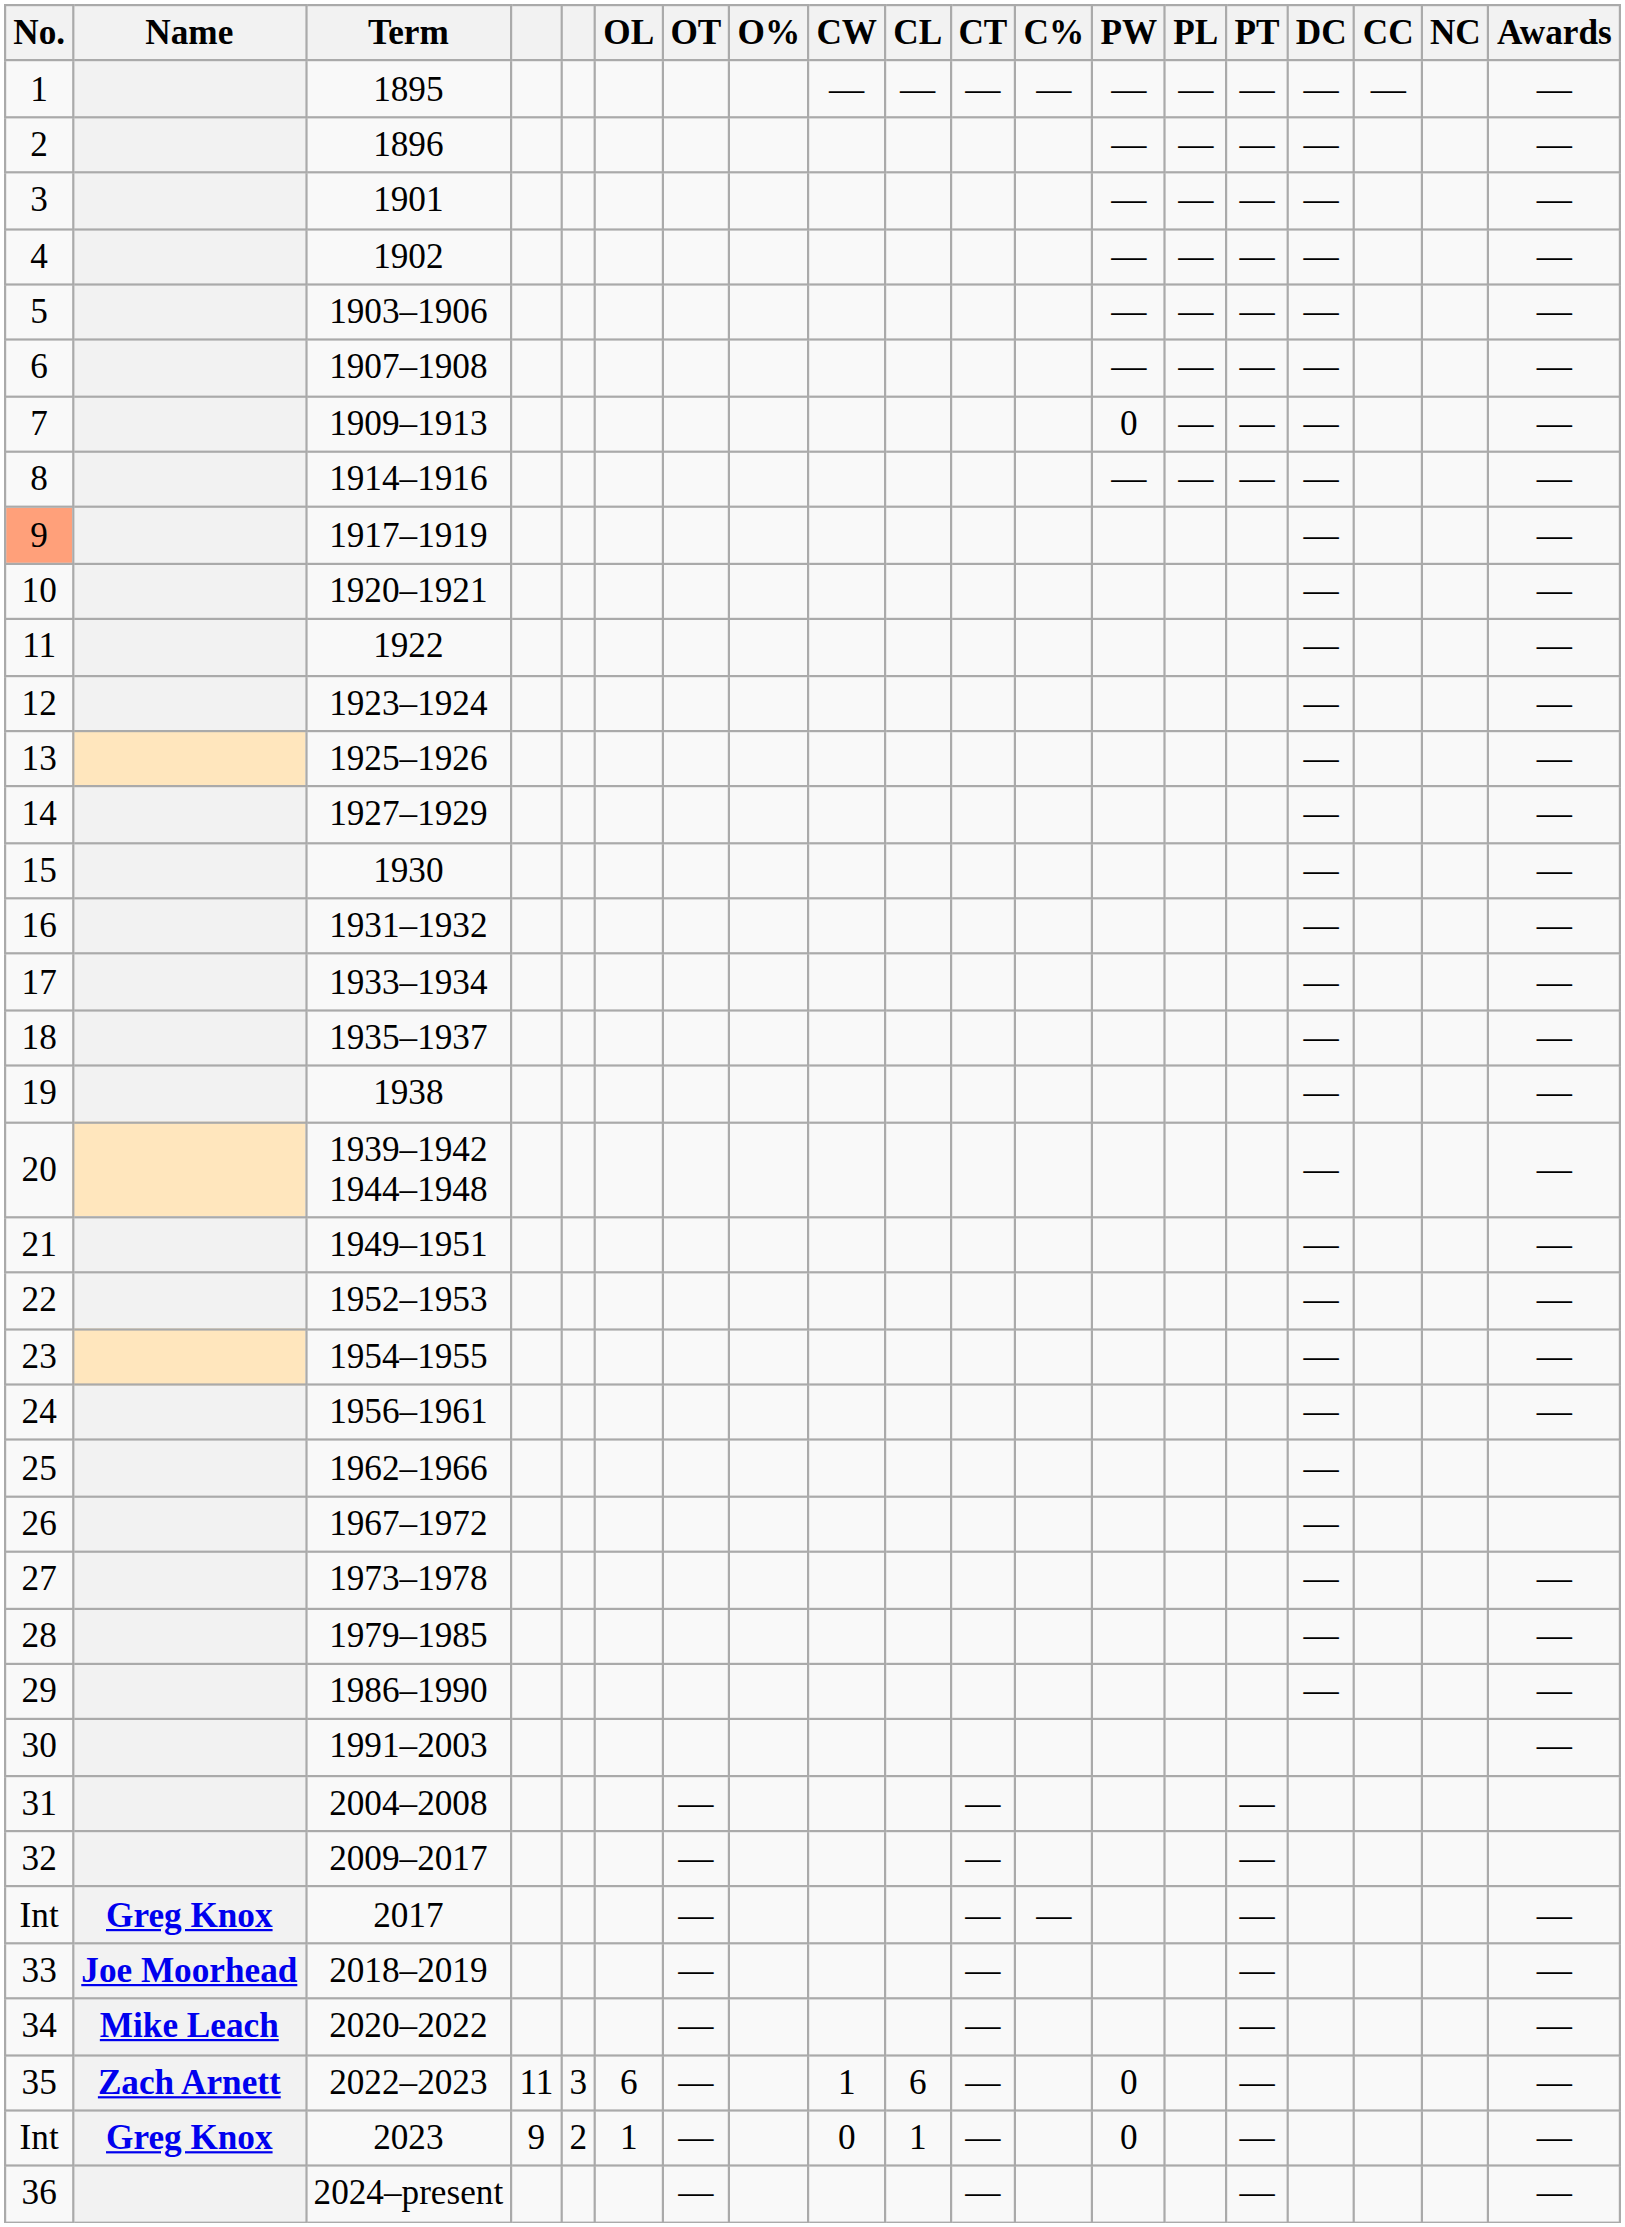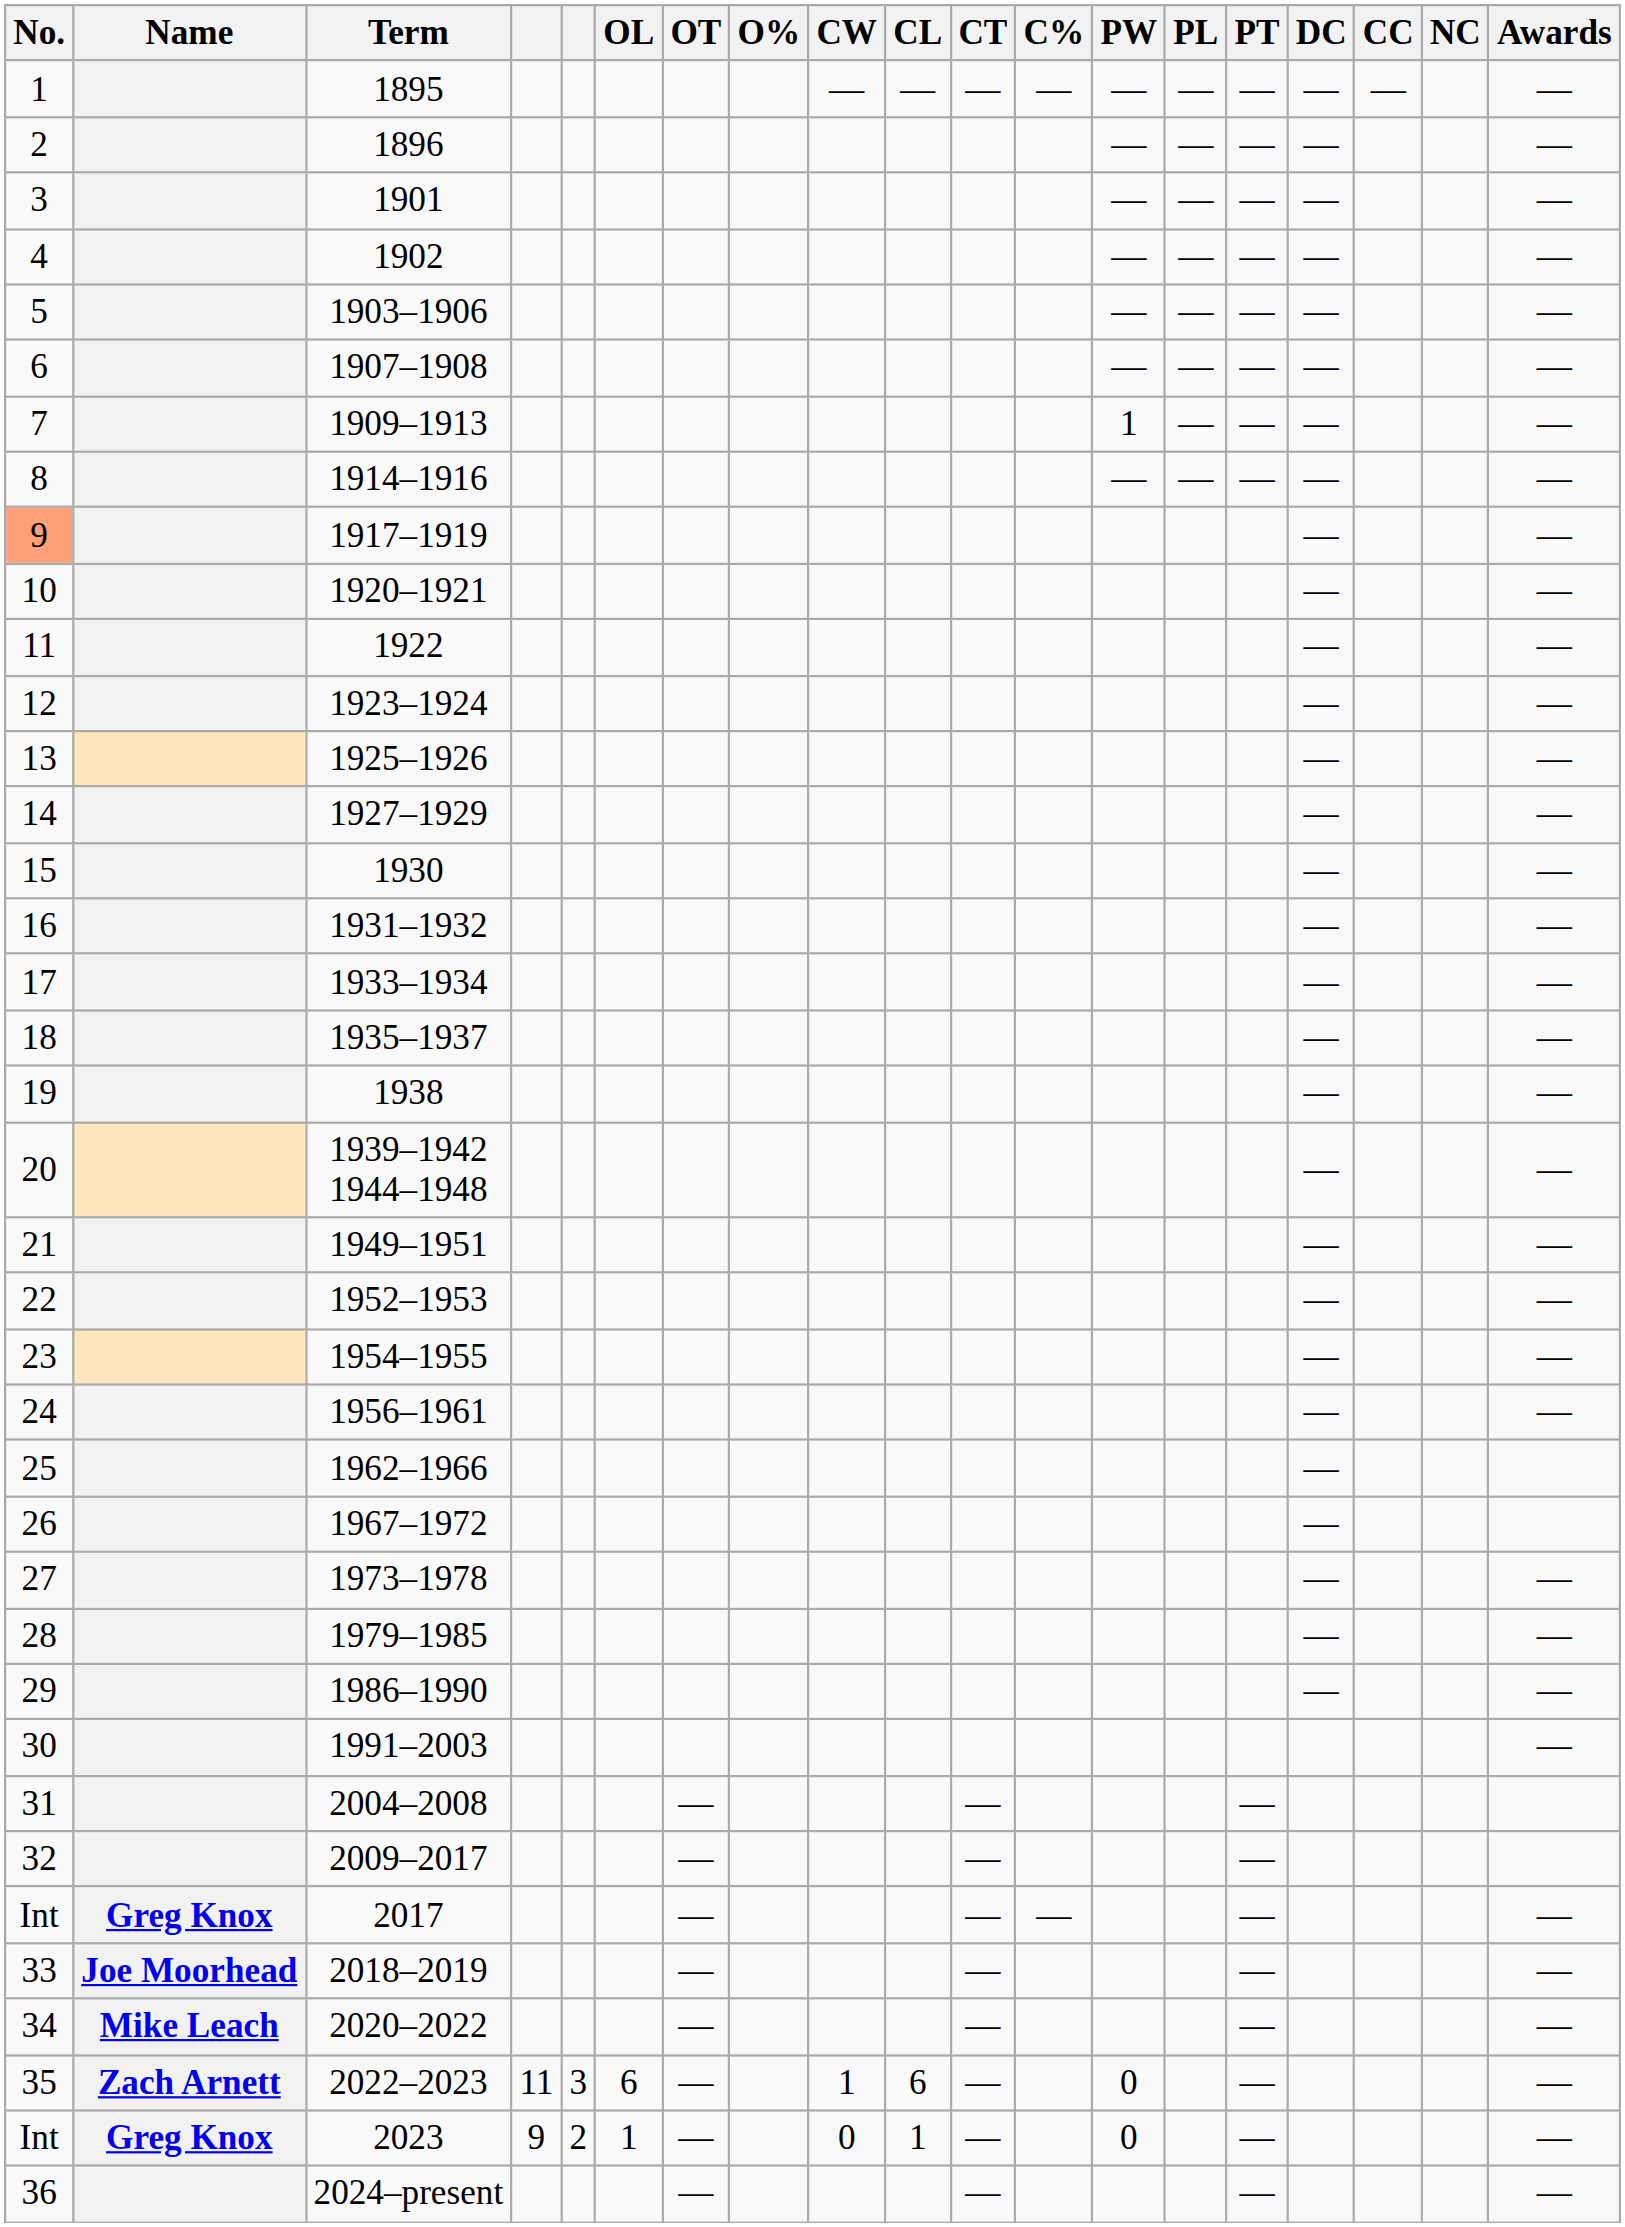(1129, 423) 0 -> (1129, 423) 1
